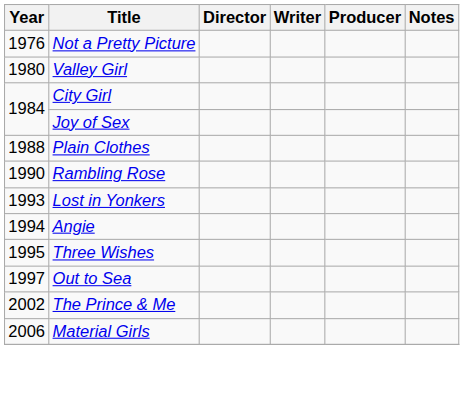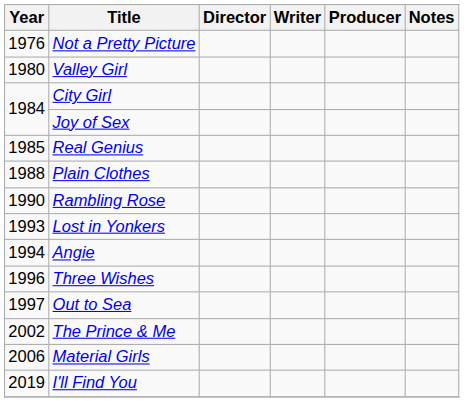+ row: (98, 148)
(27, 252) 1995 -> (27, 278) 1996
+ row: (95, 383)
